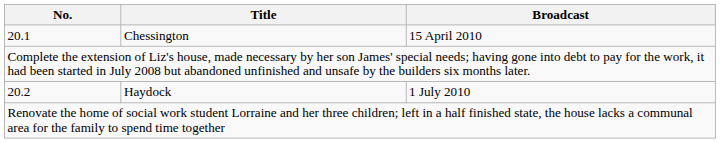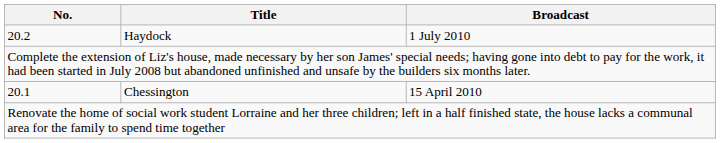rows swapped: (19, 35) <-> (19, 92)
